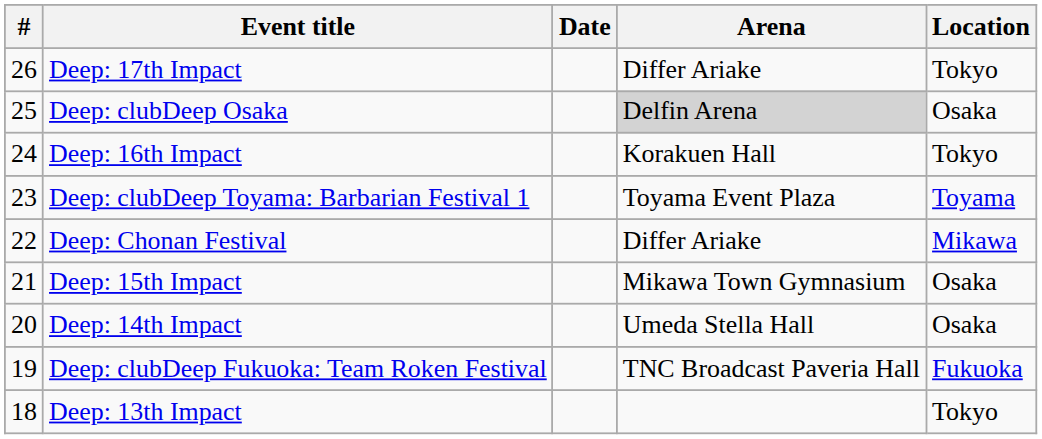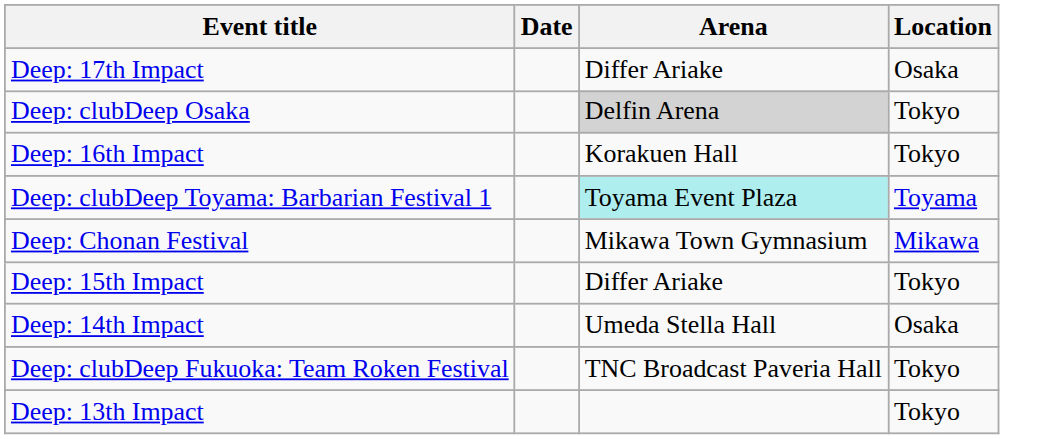- column: (24, 26)
(965, 69) Tokyo -> (926, 69) Osaka
(964, 111) Osaka -> (927, 111) Tokyo
(729, 197) no background -> (691, 197) paleturquoise background
(692, 240) Differ Ariake -> (726, 240) Mikawa Town Gymnasium
(764, 282) Mikawa Town Gymnasium -> (654, 282) Differ Ariake
(964, 282) Osaka -> (927, 282) Tokyo
(977, 368) Fukuoka -> (927, 368) Tokyo
